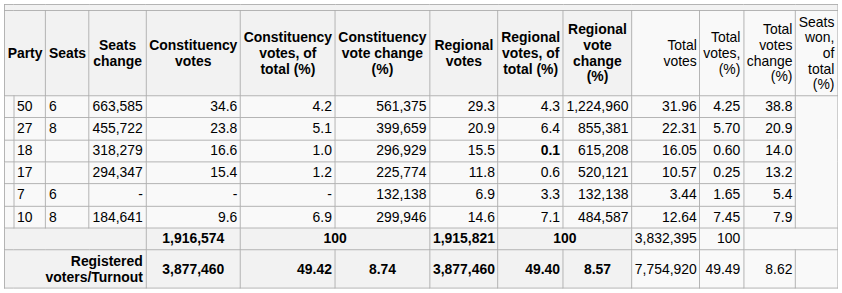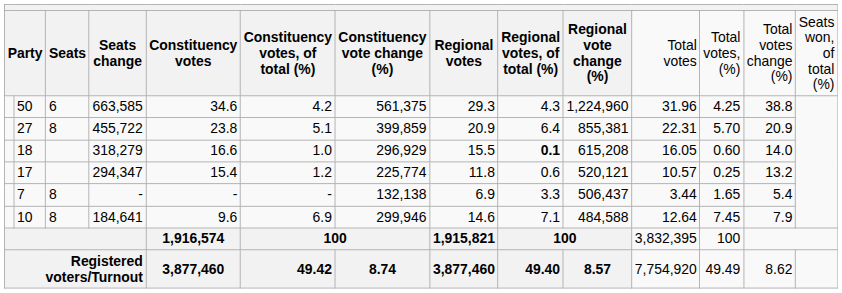(401, 128) 399,659 -> (401, 128) 399,859
(53, 194) 6 -> (53, 194) 8
(603, 194) 132,138 -> (603, 194) 506,437
(603, 217) 484,587 -> (603, 217) 484,588
